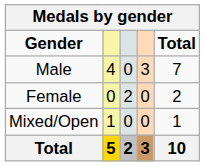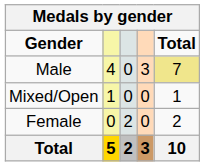(177, 70) no background -> (177, 70) khaki background
rows swapped: (54, 96) <-> (54, 122)
